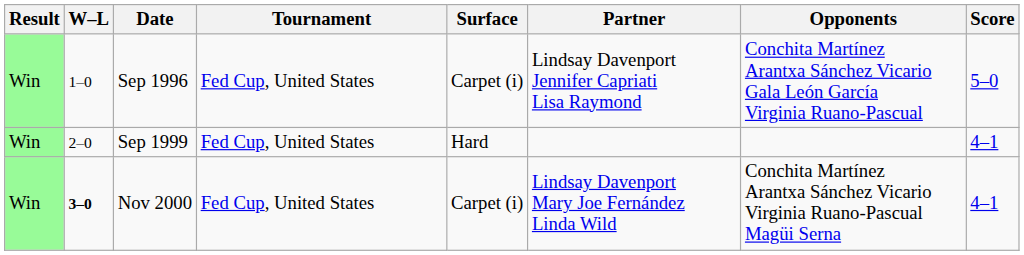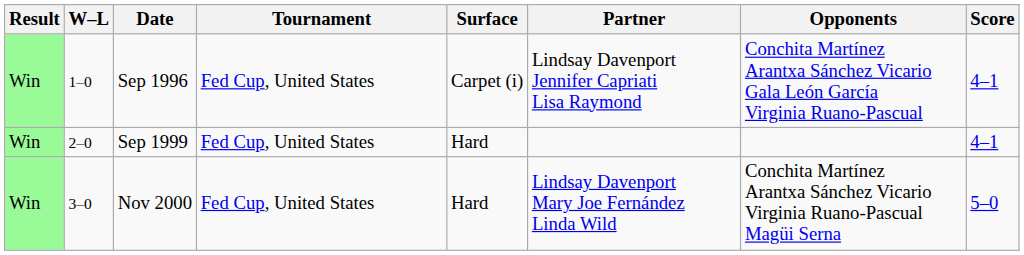(984, 80) 5–0 -> (984, 80) 4–1
(80, 203) bold -> (80, 204) normal
(487, 203) Carpet (i) -> (470, 203) Hard
(984, 203) 4–1 -> (984, 203) 5–0
